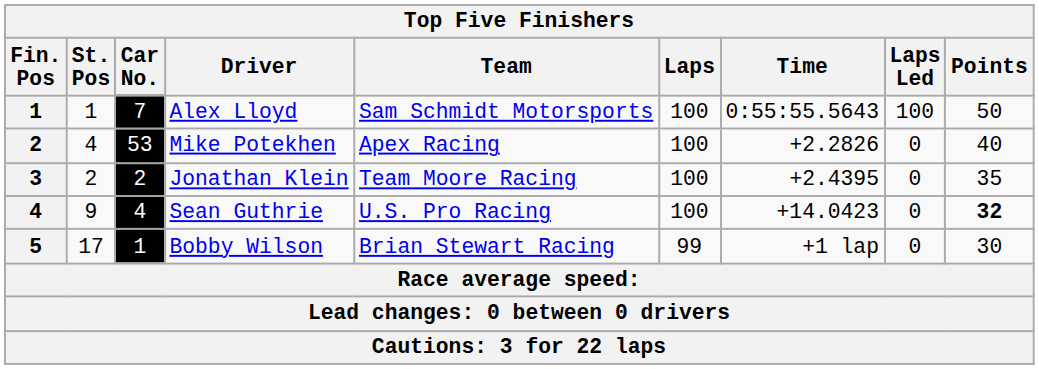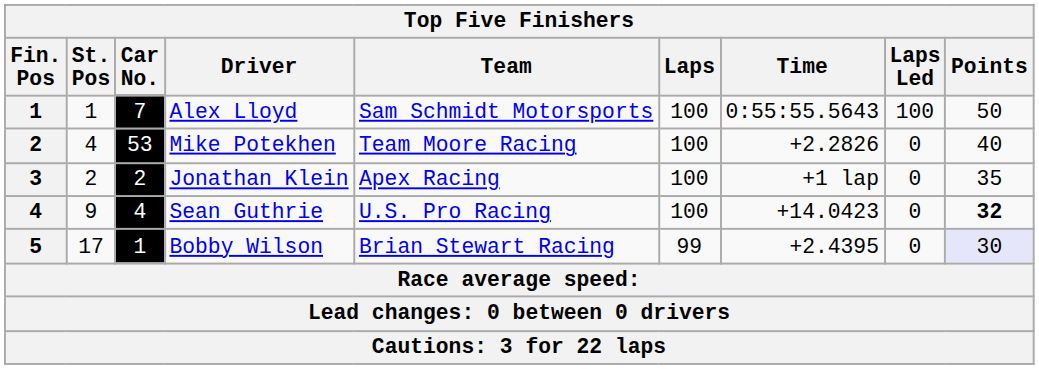(429, 146) Apex Racing -> (468, 146) Team Moore Racing
(468, 179) Team Moore Racing -> (429, 179) Apex Racing
(834, 179) +2.4395 -> (841, 179) +1 lap
(841, 247) +1 lap -> (834, 247) +2.4395
(989, 247) no background -> (989, 247) lavender background
